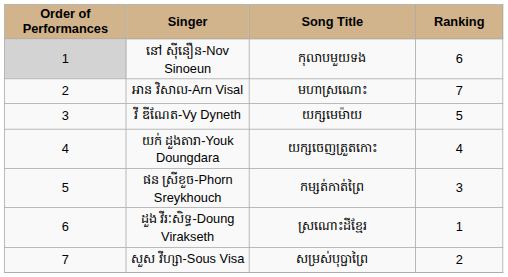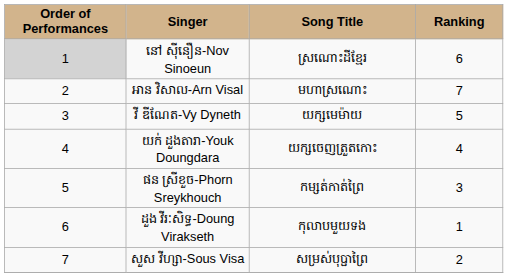(332, 58) កុលាបមួយទង -> (332, 58) ស្រណោះដីខ្មែរ
(332, 226) ស្រណោះដីខ្មែរ -> (332, 226) កុលាបមួយទង
